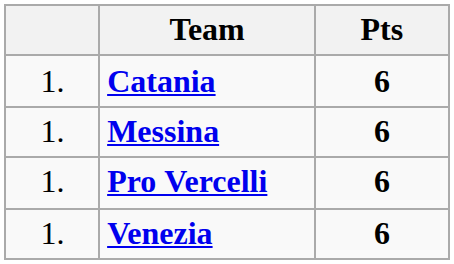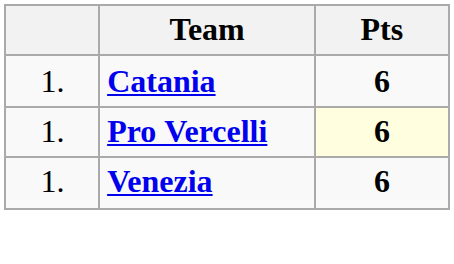- row: (163, 131)
(382, 182) no background -> (382, 131) lightyellow background
